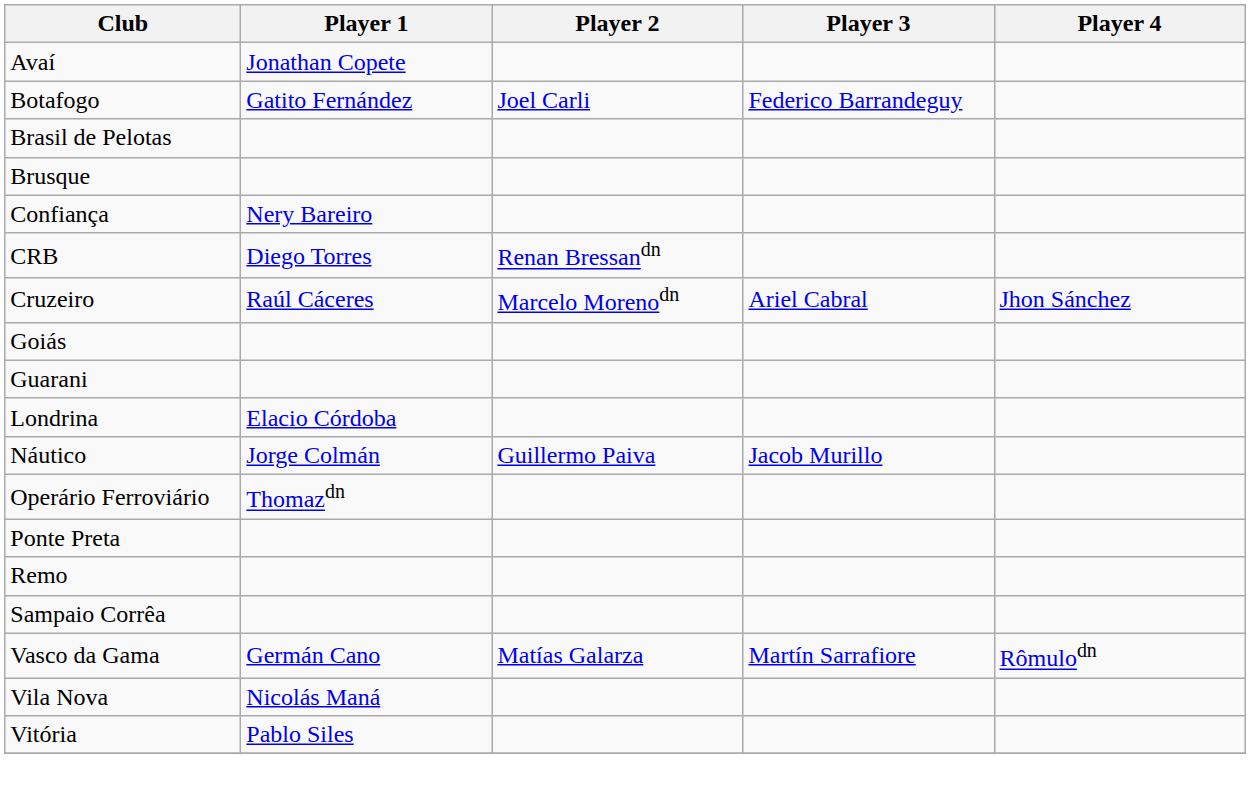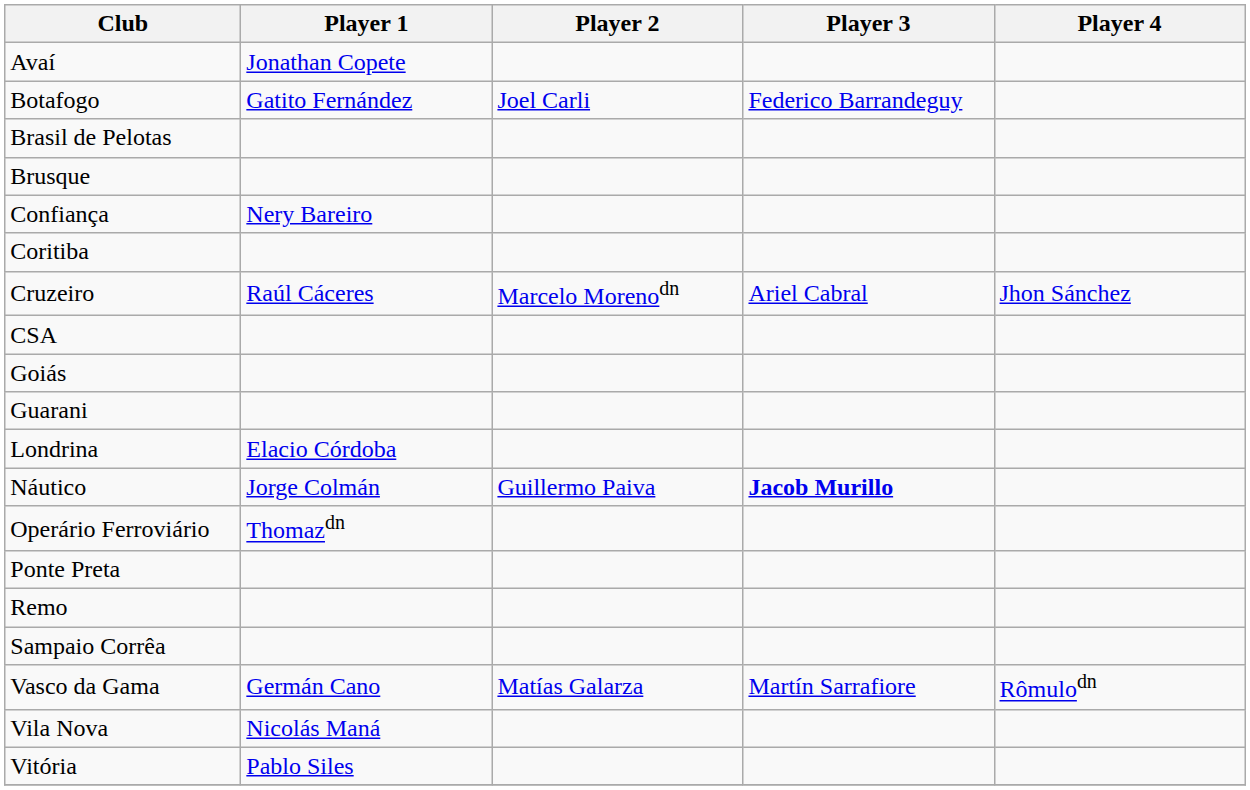+ row: (50, 251)
- row: (34, 255)
+ row: (34, 334)
(815, 455) normal -> (821, 486) bold
